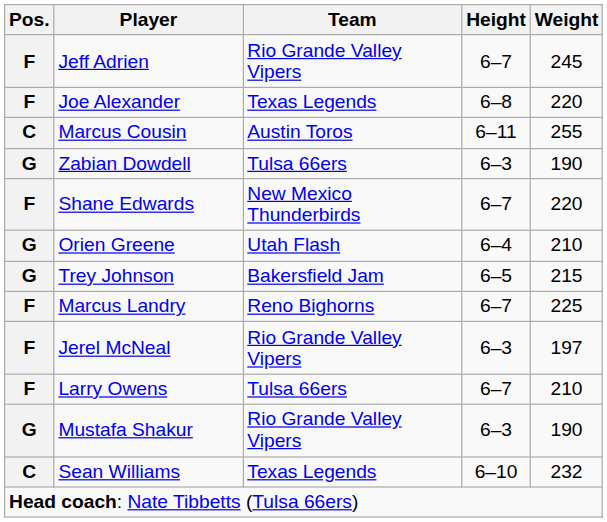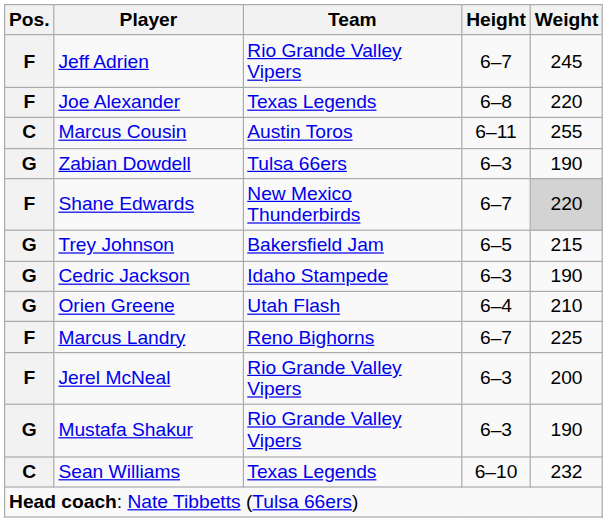(567, 204) no background -> (567, 204) lightgrey background
rows swapped: (117, 245) <-> (116, 276)
+ row: (124, 276)
(567, 347) 197 -> (567, 378) 200
- row: (113, 389)
